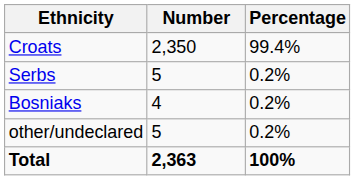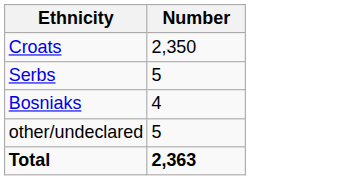- column: (298, 18)
